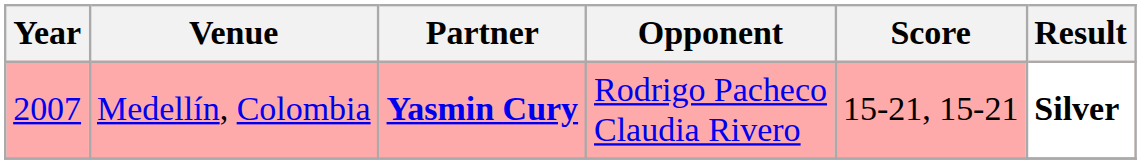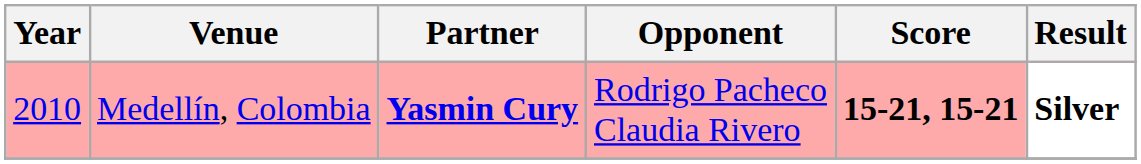(47, 109) 2007 -> (47, 109) 2010
(931, 109) normal -> (931, 109) bold
